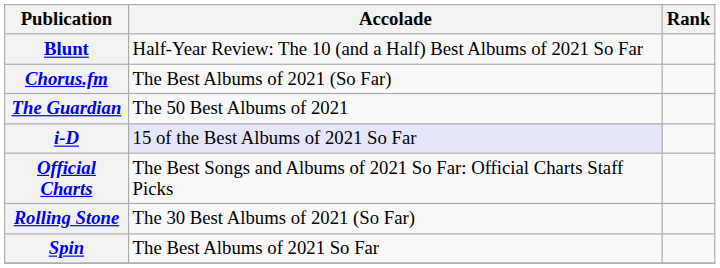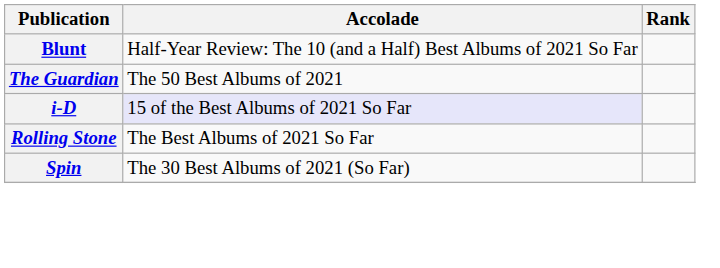- row: (66, 78)
- row: (66, 178)
(274, 218) The 30 Best Albums of 2021 (So Far) -> (251, 138) The Best Albums of 2021 So Far
(256, 248) The Best Albums of 2021 So Far -> (268, 167) The 30 Best Albums of 2021 (So Far)
